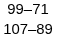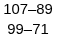rows swapped: (28, 8) <-> (28, 29)
